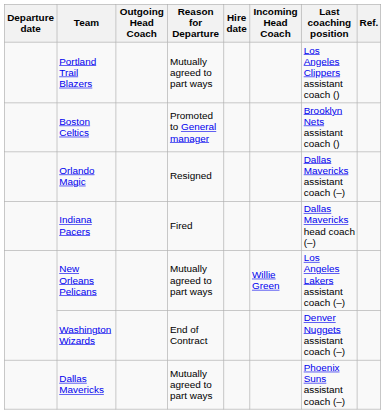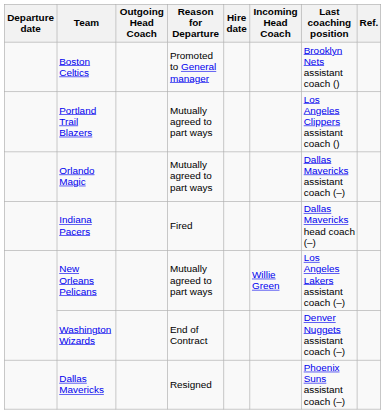rows swapped: (75, 127) <-> (78, 72)
(191, 176) Resigned -> (191, 176) Mutually agreed to part ways
(191, 384) Mutually agreed to part ways -> (191, 384) Resigned
